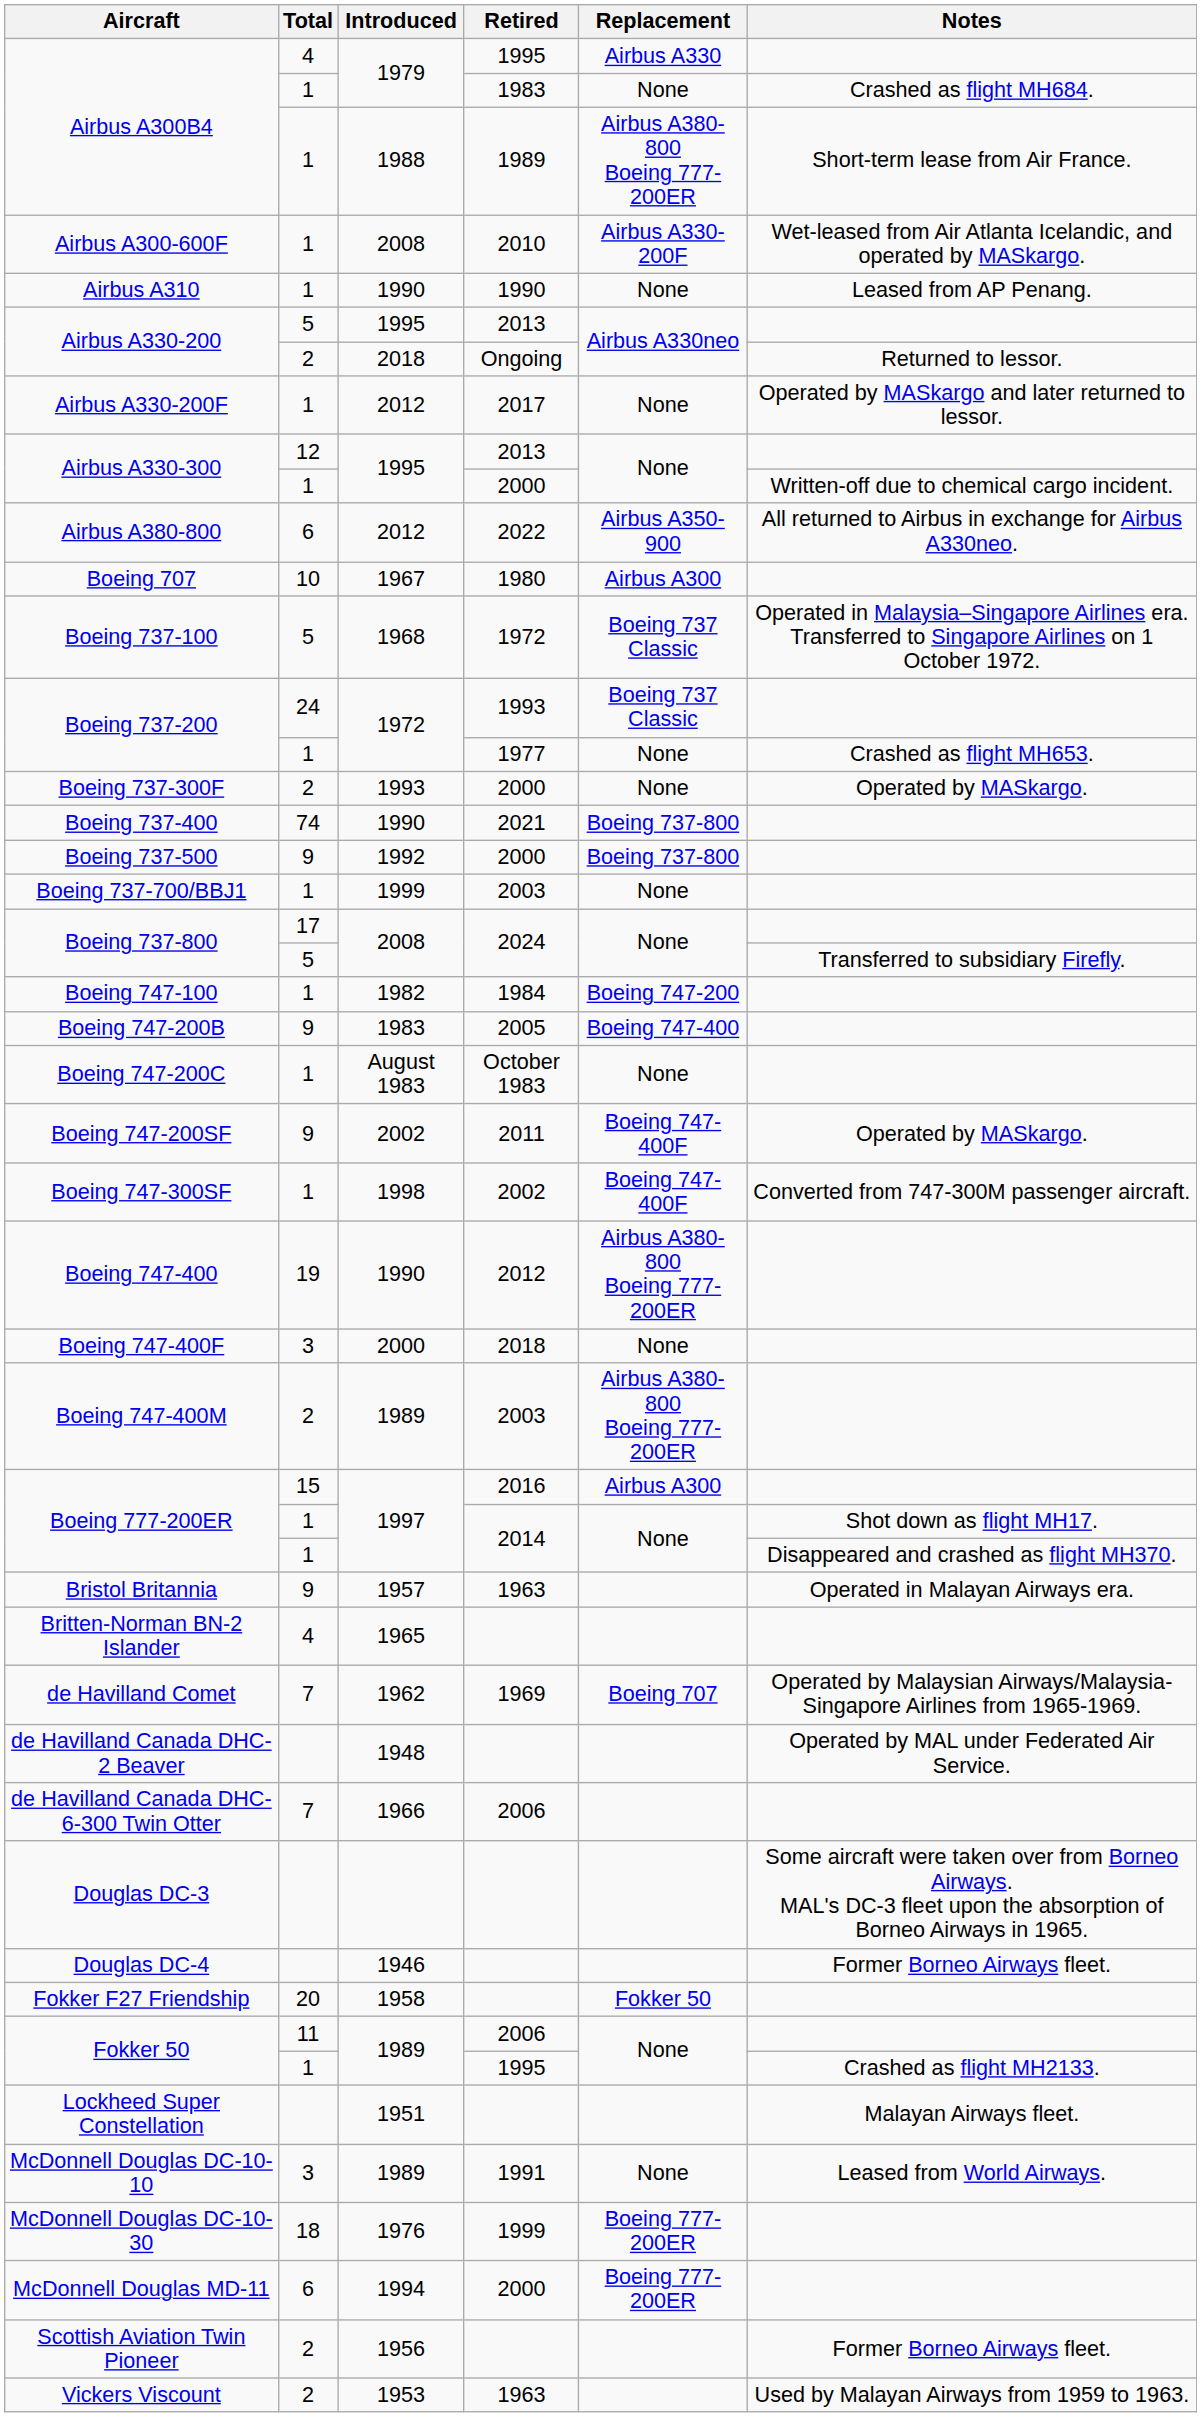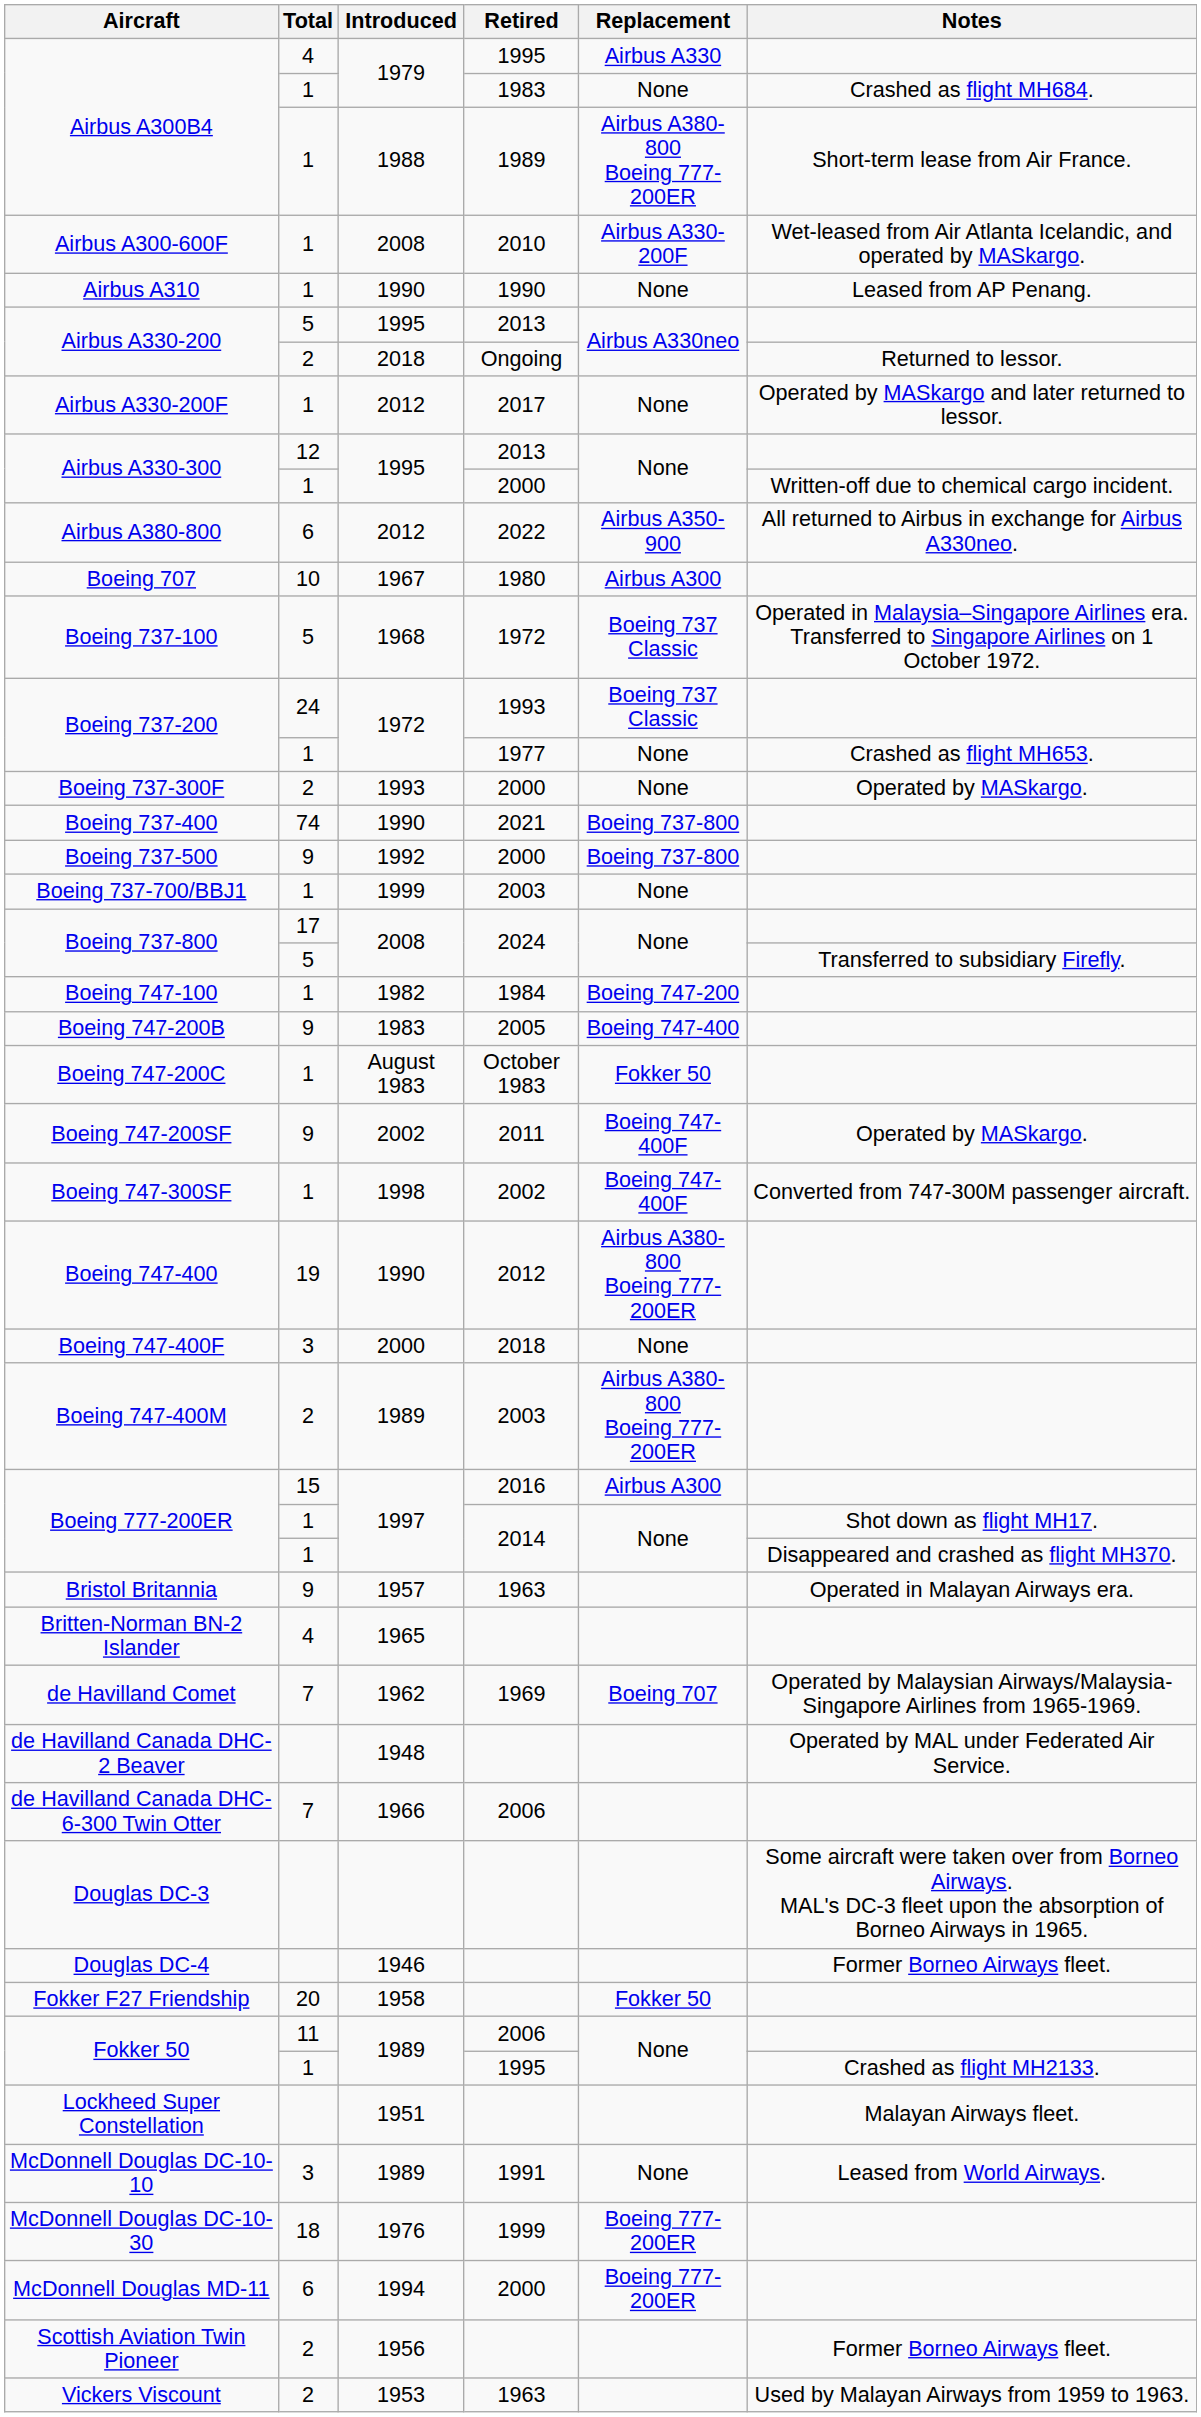(663, 1074) None -> (663, 1074) Fokker 50
